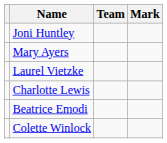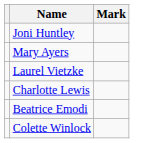- column: (111, 14)
